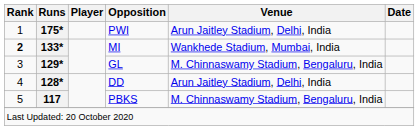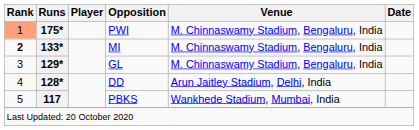(20, 30) no background -> (20, 30) lightsalmon background
(251, 30) Arun Jaitley Stadium, Delhi, India -> (277, 30) M. Chinnaswamy Stadium, Bengaluru, India
(255, 47) Wankhede Stadium, Mumbai, India -> (277, 47) M. Chinnaswamy Stadium, Bengaluru, India
(277, 99) M. Chinnaswamy Stadium, Bengaluru, India -> (255, 99) Wankhede Stadium, Mumbai, India
